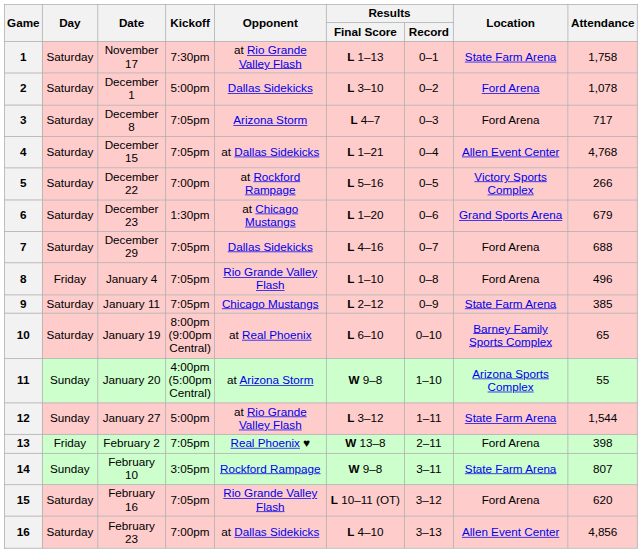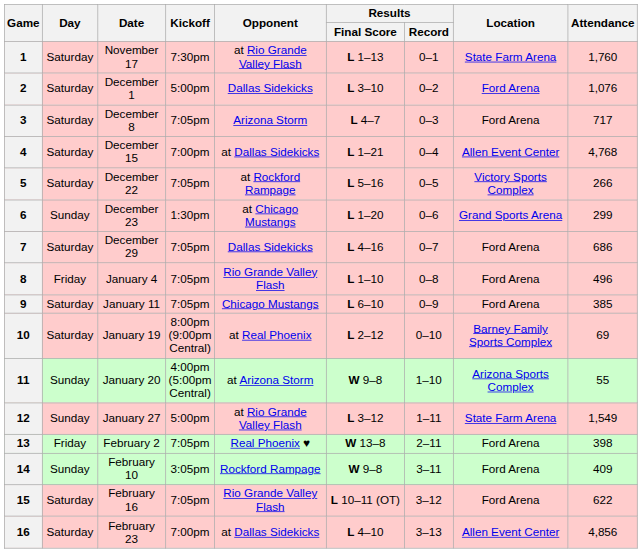(603, 57) 1,758 -> (603, 57) 1,760
(603, 89) 1,078 -> (603, 89) 1,076
(190, 152) 7:05pm -> (190, 152) 7:00pm
(190, 184) 7:00pm -> (190, 184) 7:05pm
(70, 215) Saturday -> (70, 215) Sunday
(603, 215) 679 -> (603, 215) 299
(603, 247) 688 -> (603, 247) 686
(365, 304) L 2–12 -> (365, 304) L 6–10
(511, 304) State Farm Arena -> (511, 304) Ford Arena
(365, 335) L 6–10 -> (365, 335) L 2–12
(603, 335) 65 -> (603, 335) 69
(603, 418) 1,544 -> (603, 418) 1,549
(511, 469) State Farm Arena -> (511, 469) Ford Arena
(603, 469) 807 -> (603, 469) 409
(603, 500) 620 -> (603, 500) 622
